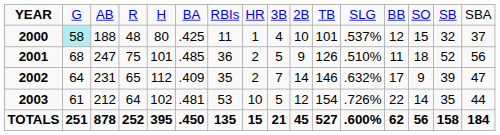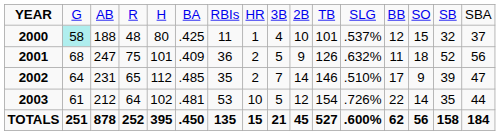(192, 57) .485 -> (192, 57) .409
(363, 57) .510% -> (363, 57) .632%
(192, 78) .409 -> (192, 78) .485
(363, 78) .632% -> (363, 78) .510%
